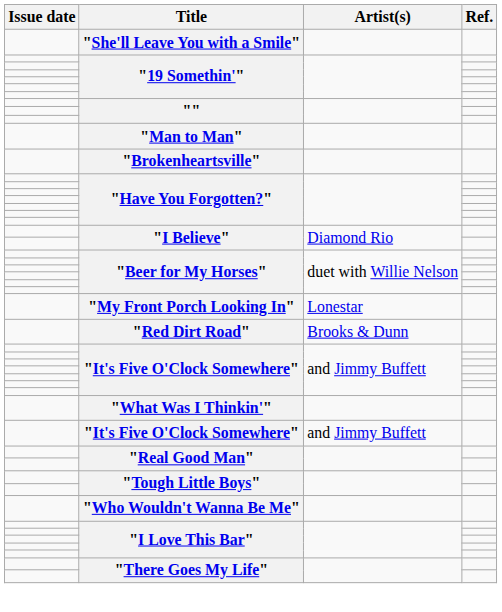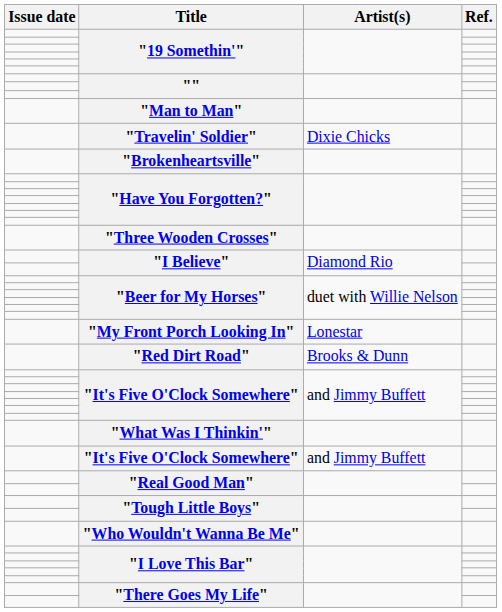- row: (191, 42)
+ row: (191, 136)
+ row: (191, 237)
